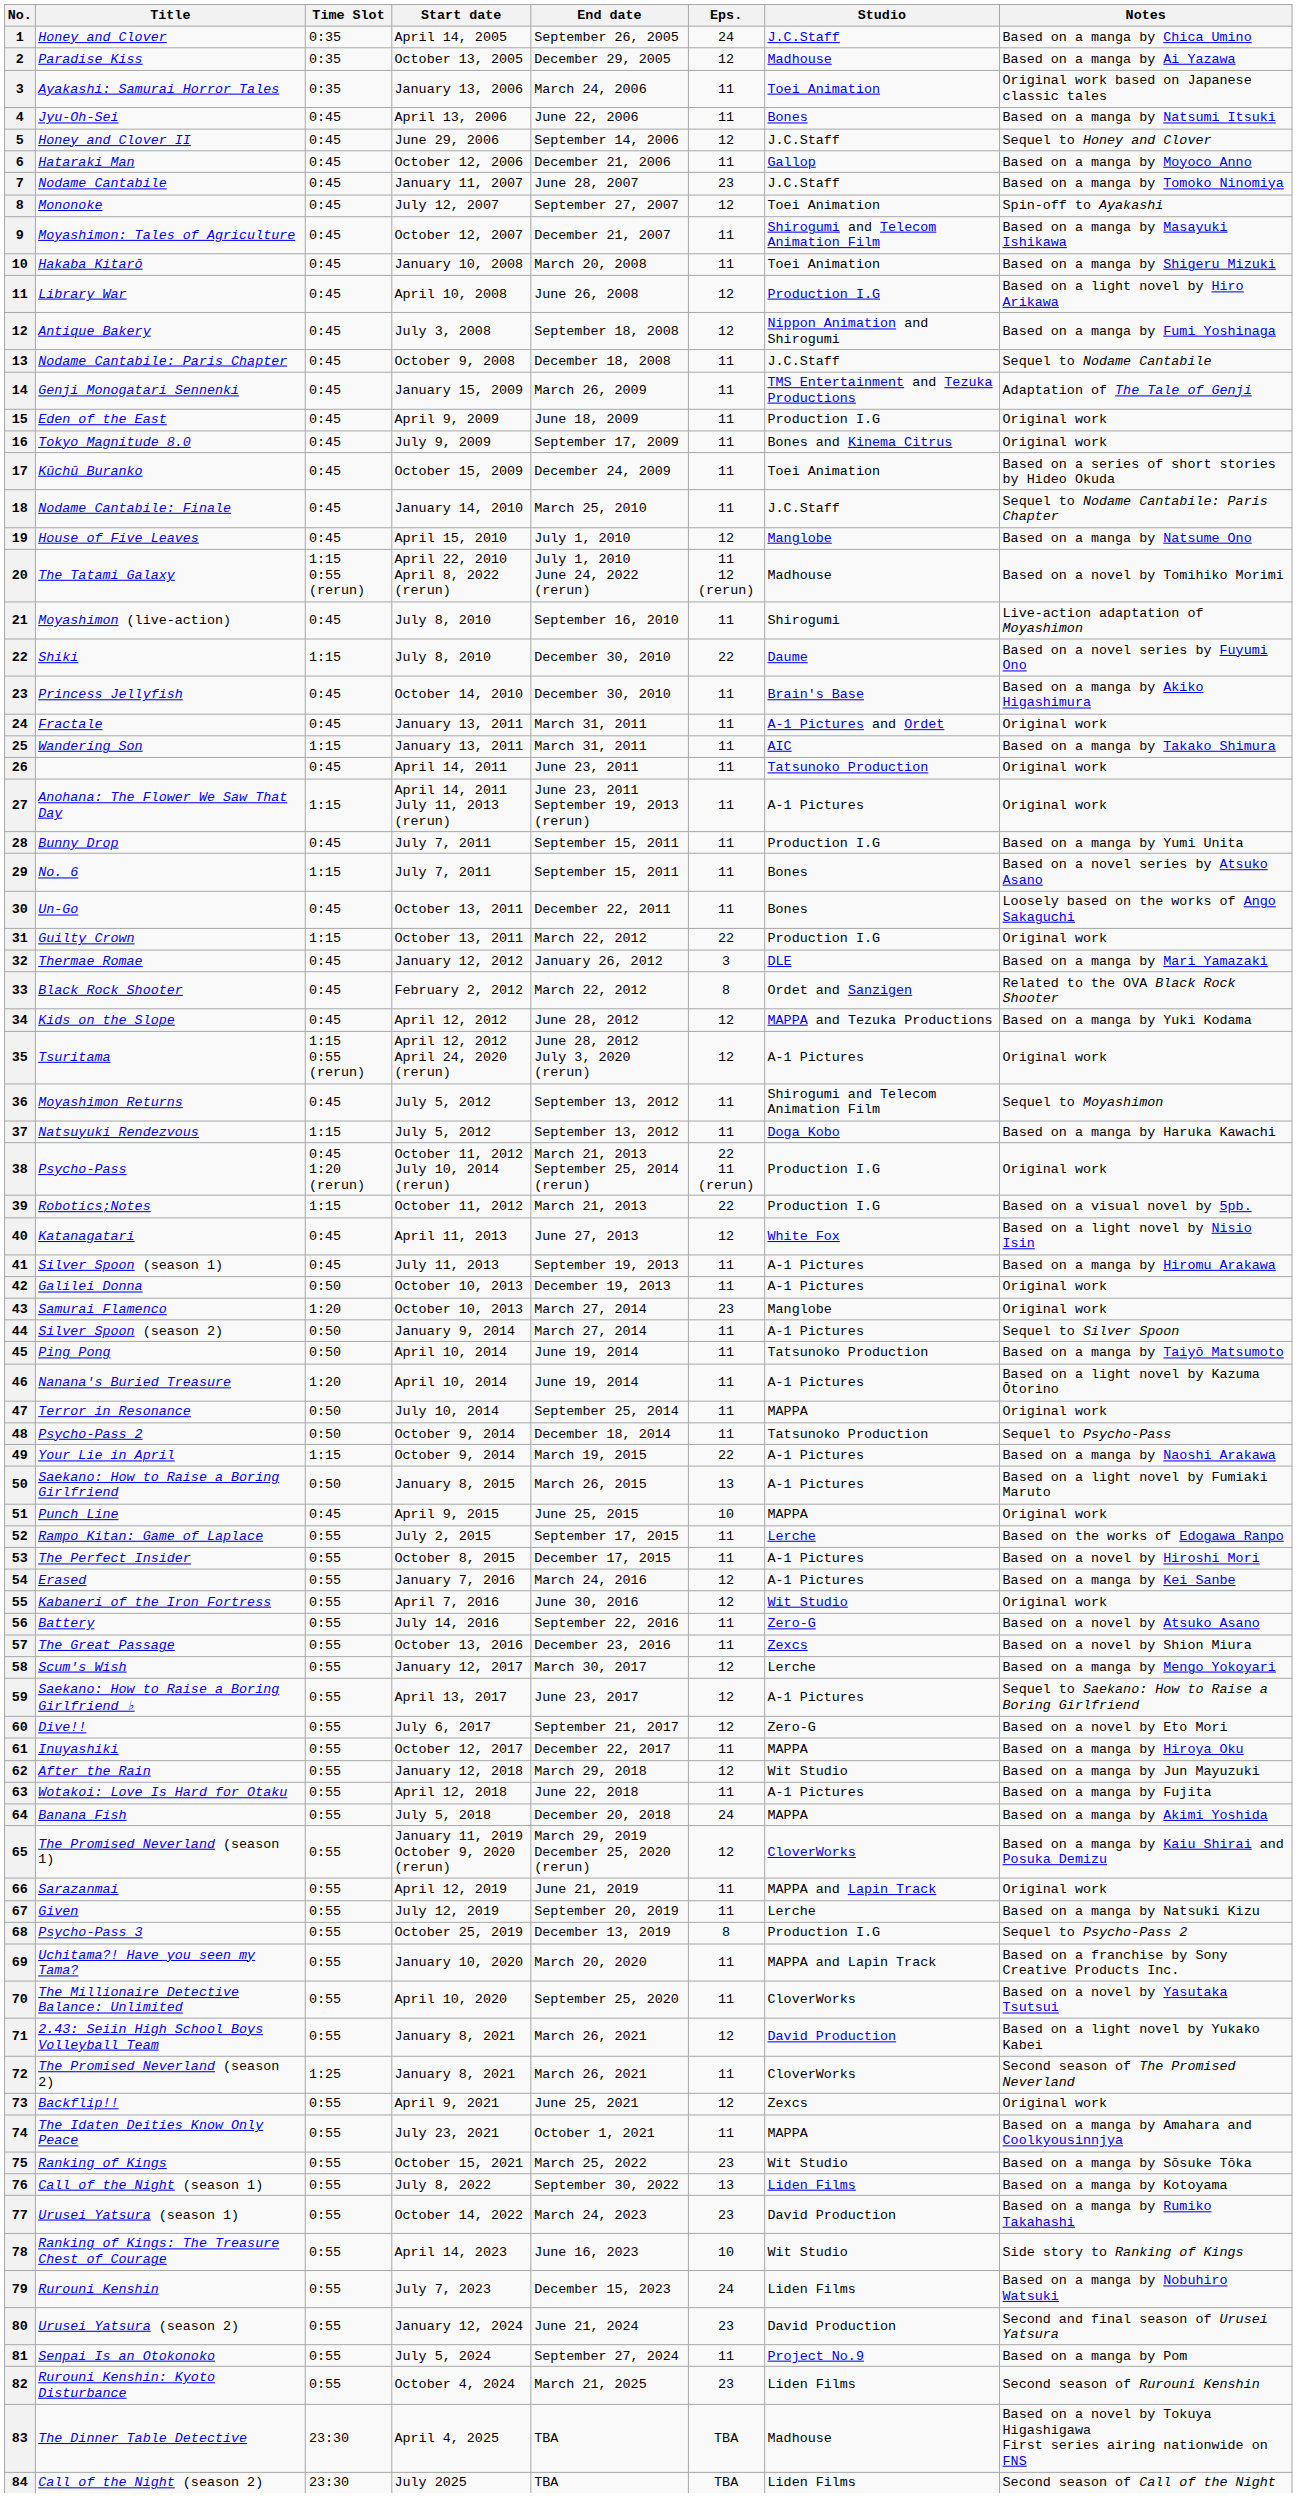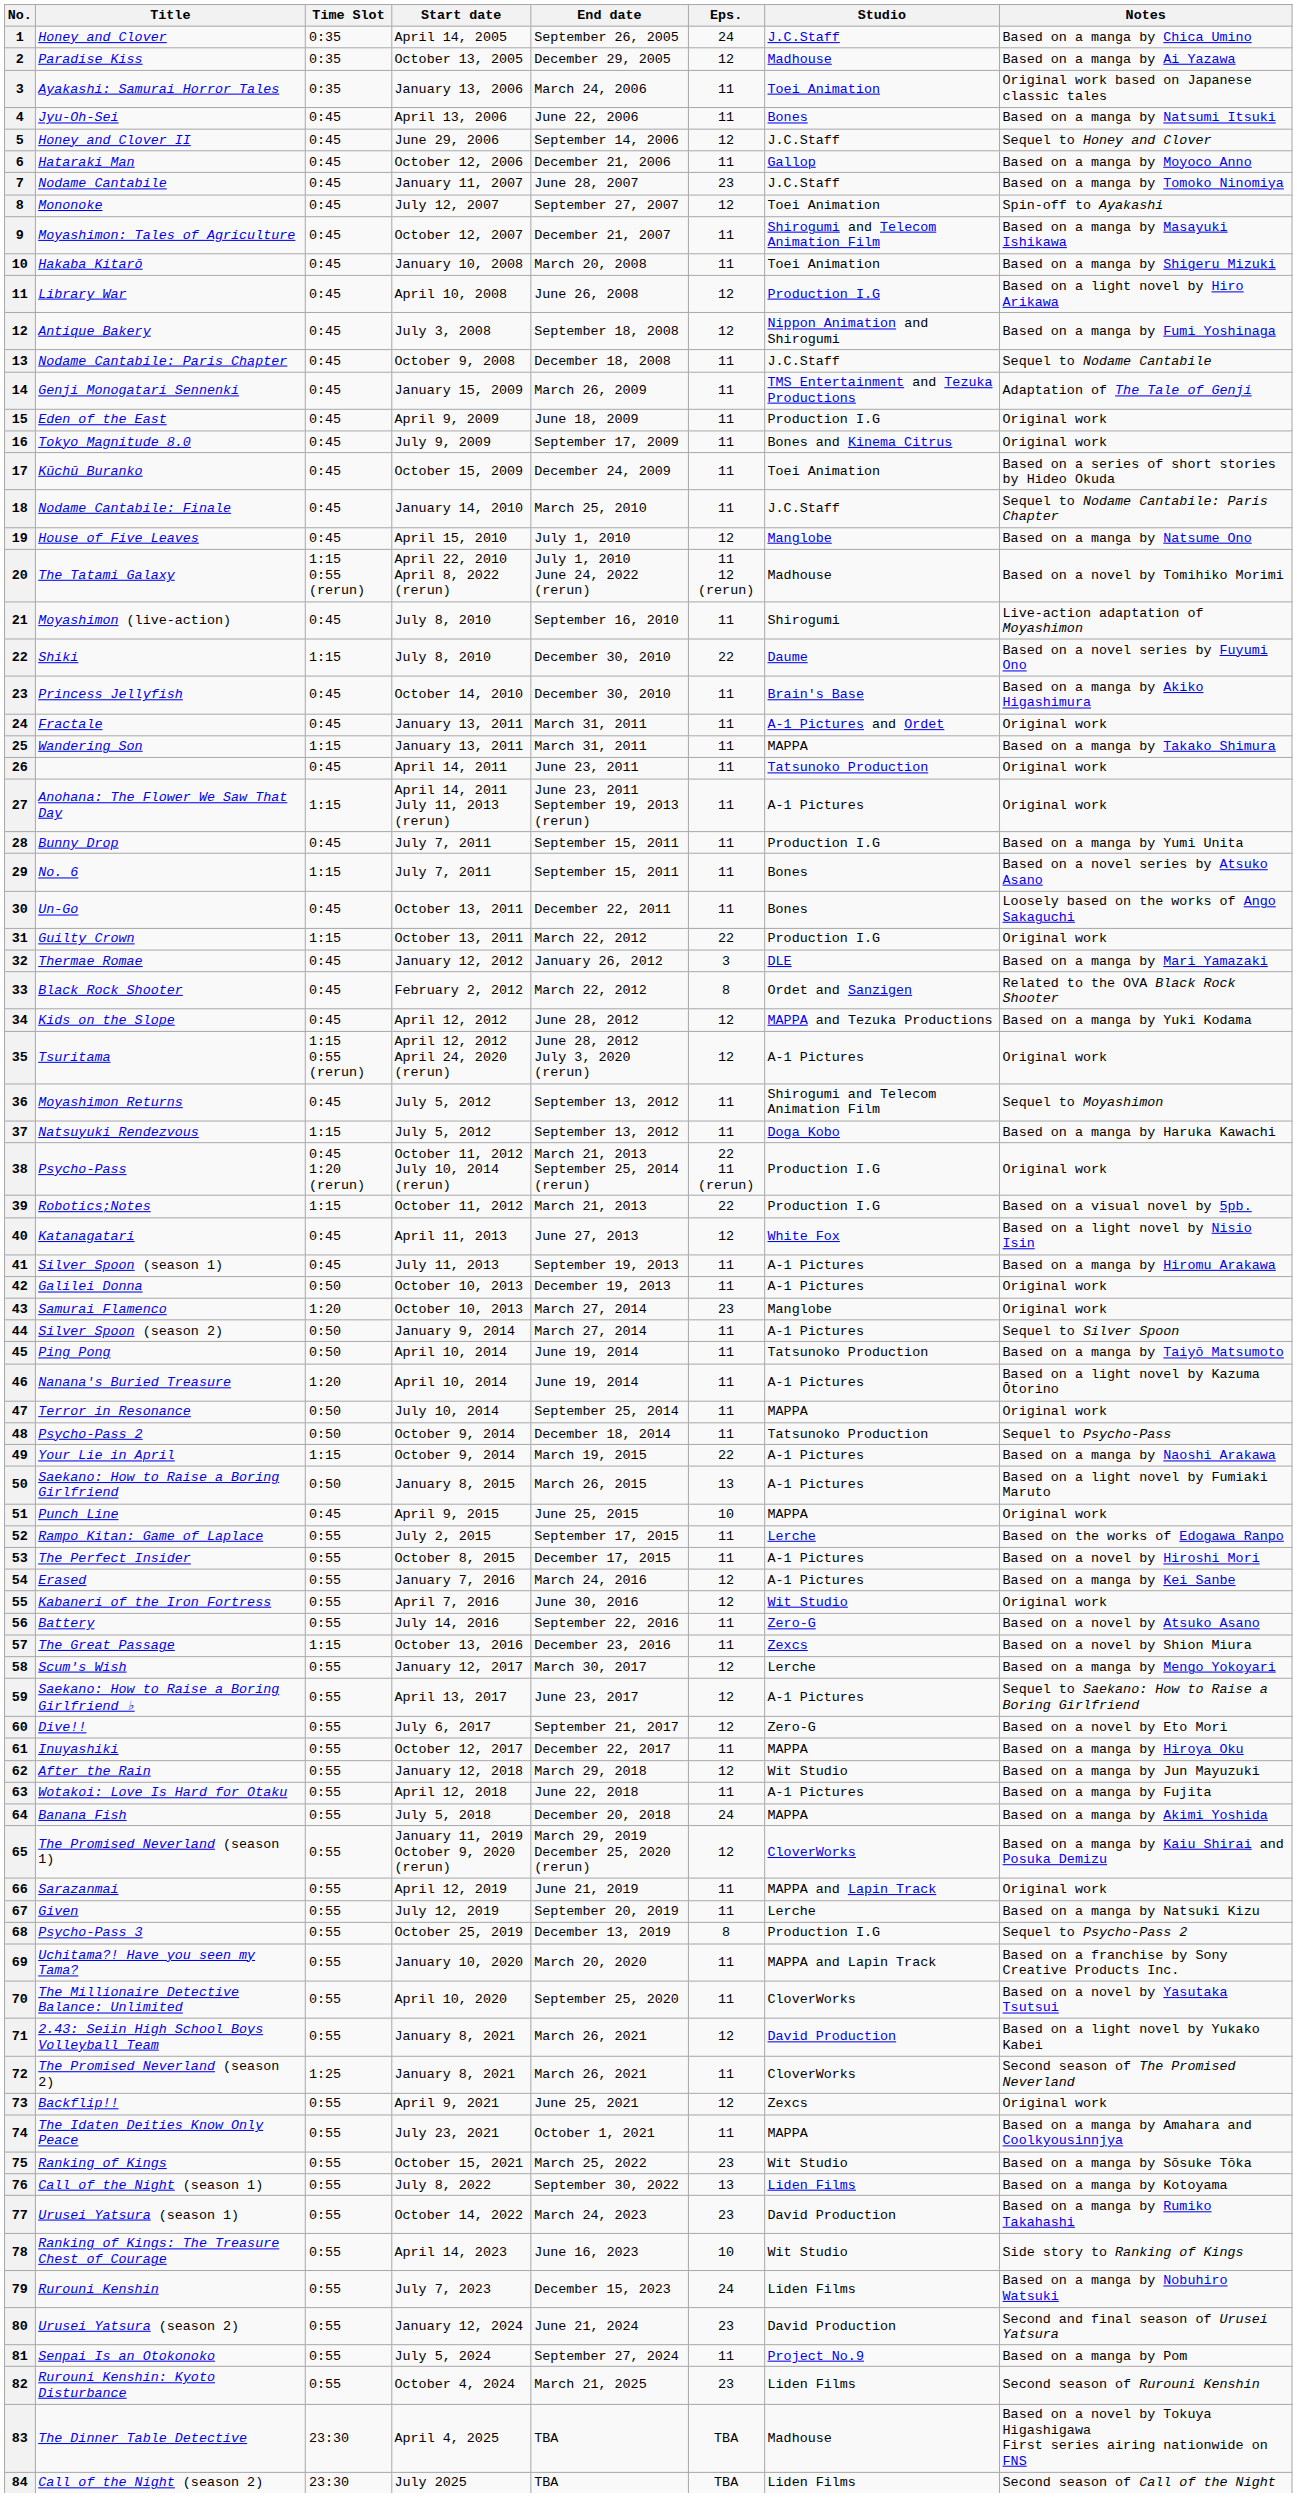(780, 746) AIC -> (788, 746) MAPPA
(325, 1646) 0:55 -> (325, 1646) 1:15
